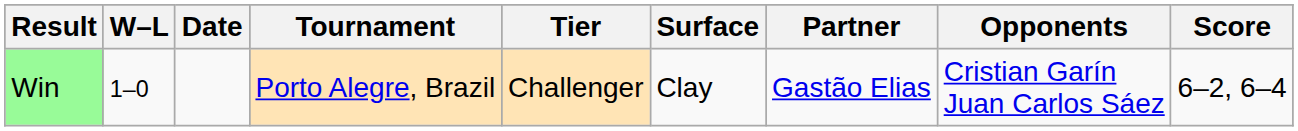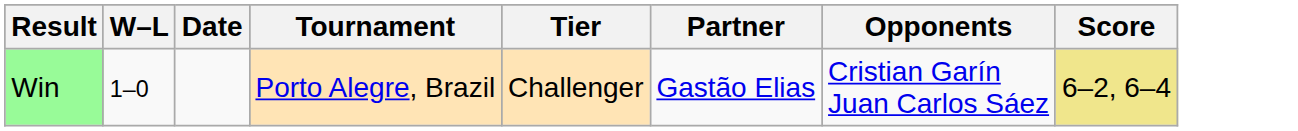- column: (708, 26)
(1232, 86) no background -> (1116, 86) khaki background
